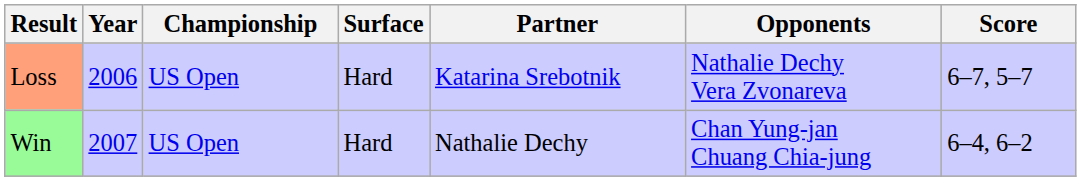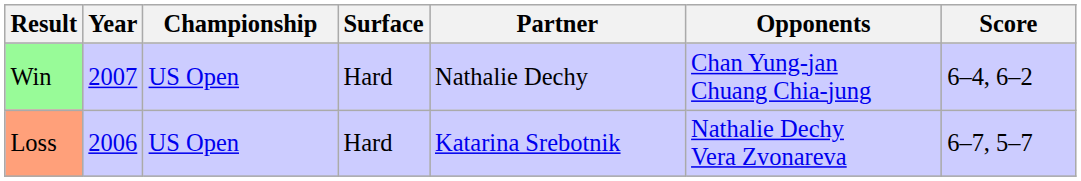rows swapped: (34, 76) <-> (31, 142)
